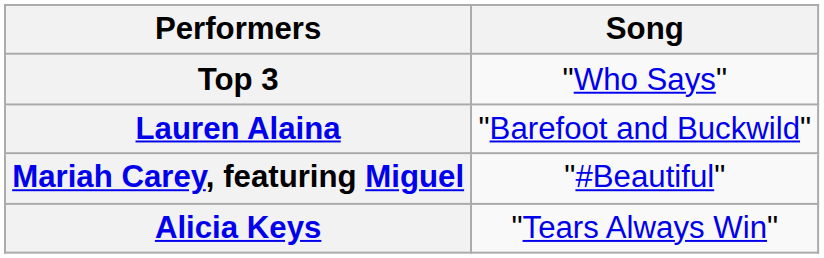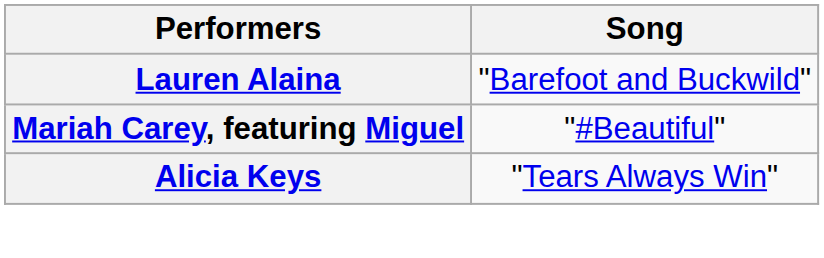- row: (238, 78)
